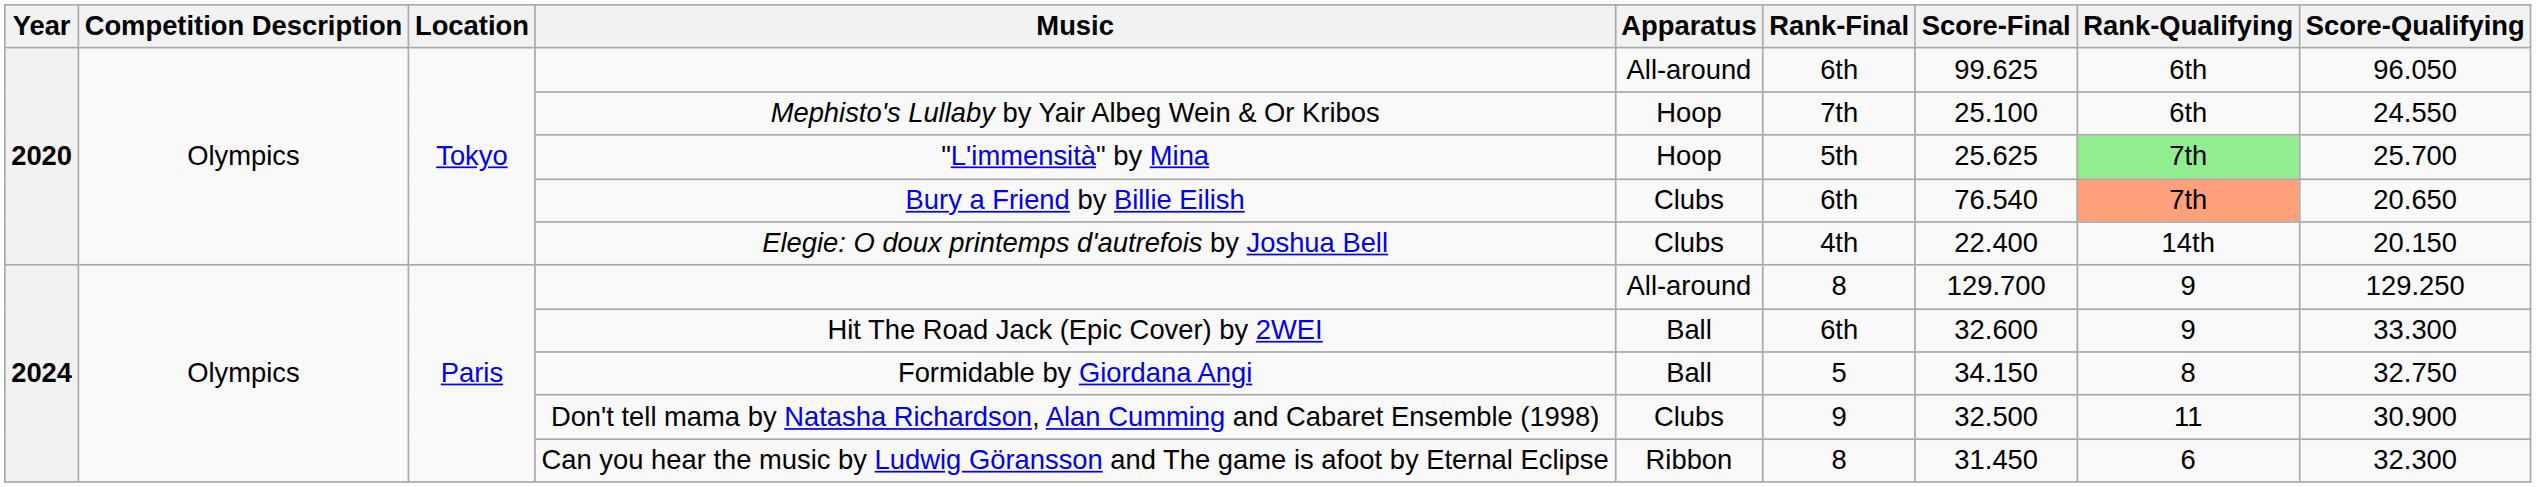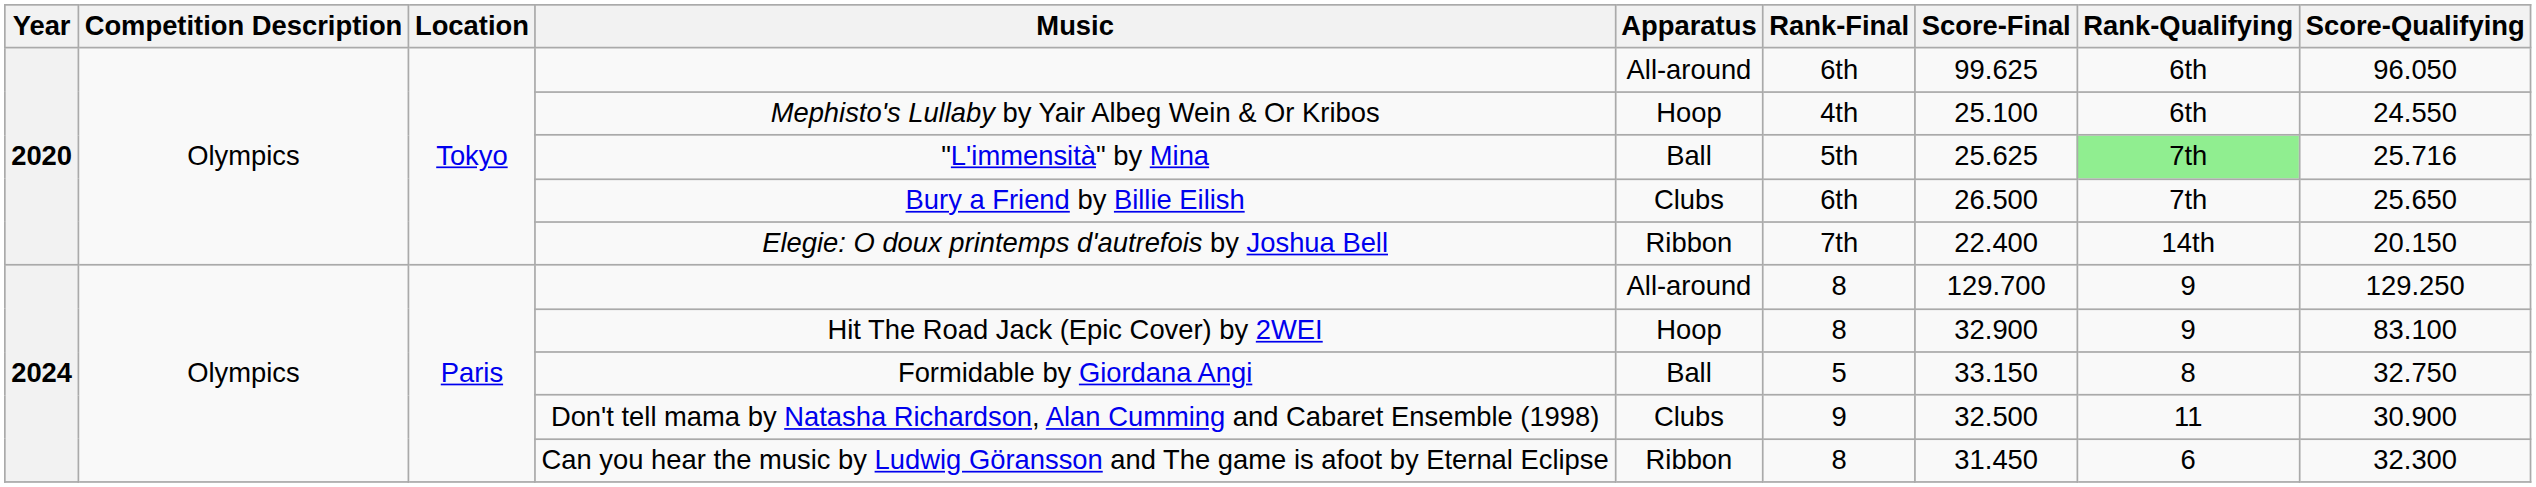(1839, 112) 7th -> (1839, 112) 4th
(1689, 156) Hoop -> (1689, 156) Ball
(2415, 156) 25.700 -> (2415, 156) 25.716
(1996, 199) 76.540 -> (1996, 199) 26.500
(2188, 199) lightsalmon background -> (2188, 199) no background
(2415, 199) 20.650 -> (2415, 199) 25.650
(1689, 243) Clubs -> (1689, 243) Ribbon
(1839, 243) 4th -> (1839, 243) 7th
(1689, 329) Ball -> (1689, 329) Hoop
(1839, 329) 6th -> (1839, 329) 8
(1996, 329) 32.600 -> (1996, 329) 32.900
(2415, 329) 33.300 -> (2415, 329) 83.100
(1996, 373) 34.150 -> (1996, 373) 33.150
